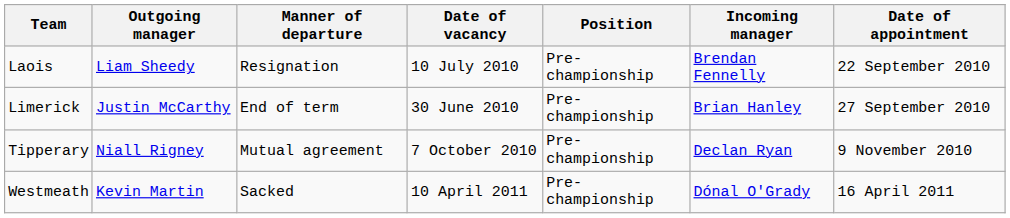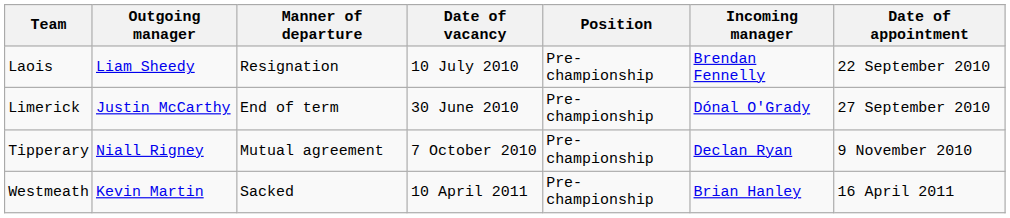(747, 109) Brian Hanley -> (752, 109) Dónal O'Grady
(752, 192) Dónal O'Grady -> (747, 192) Brian Hanley
